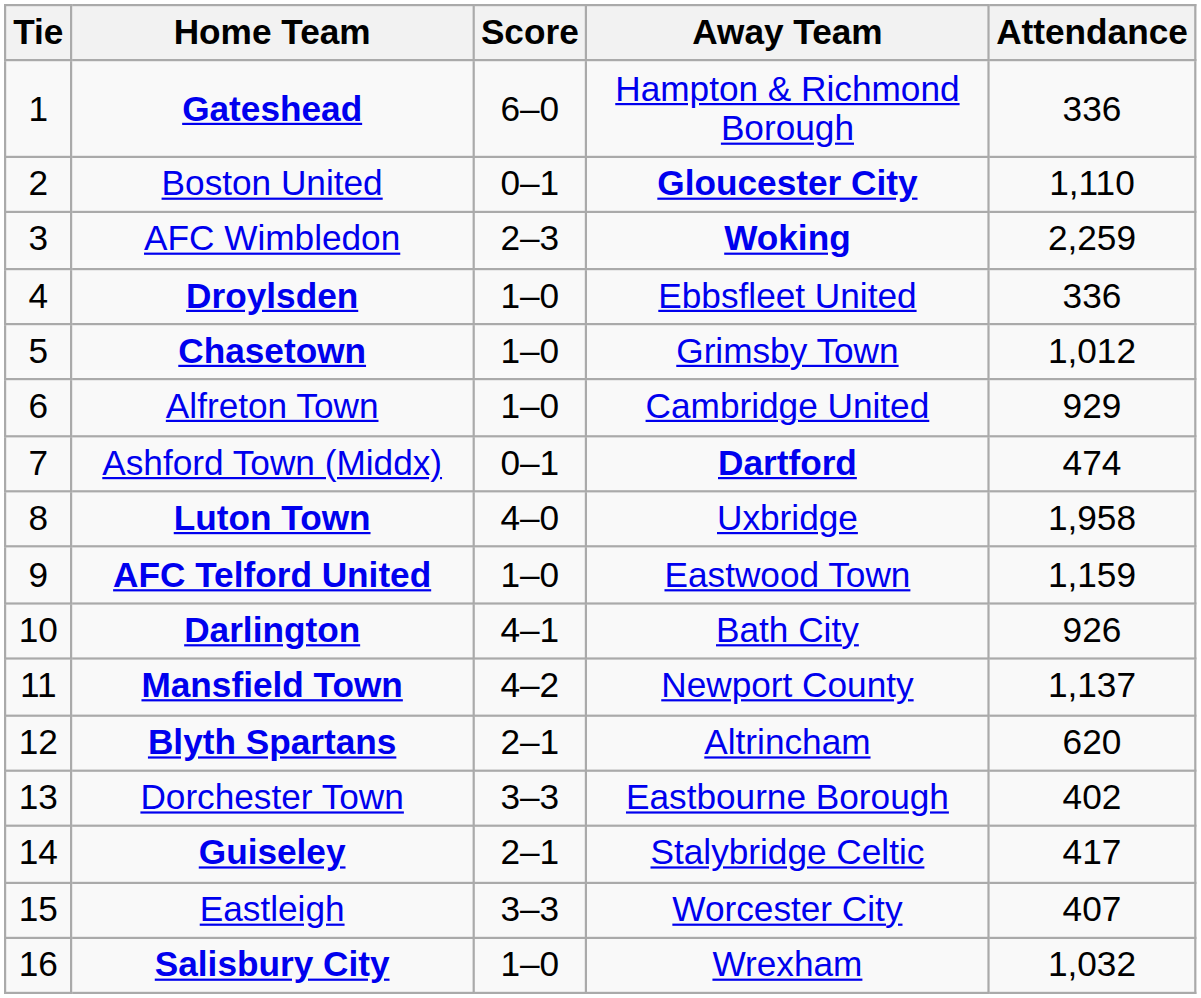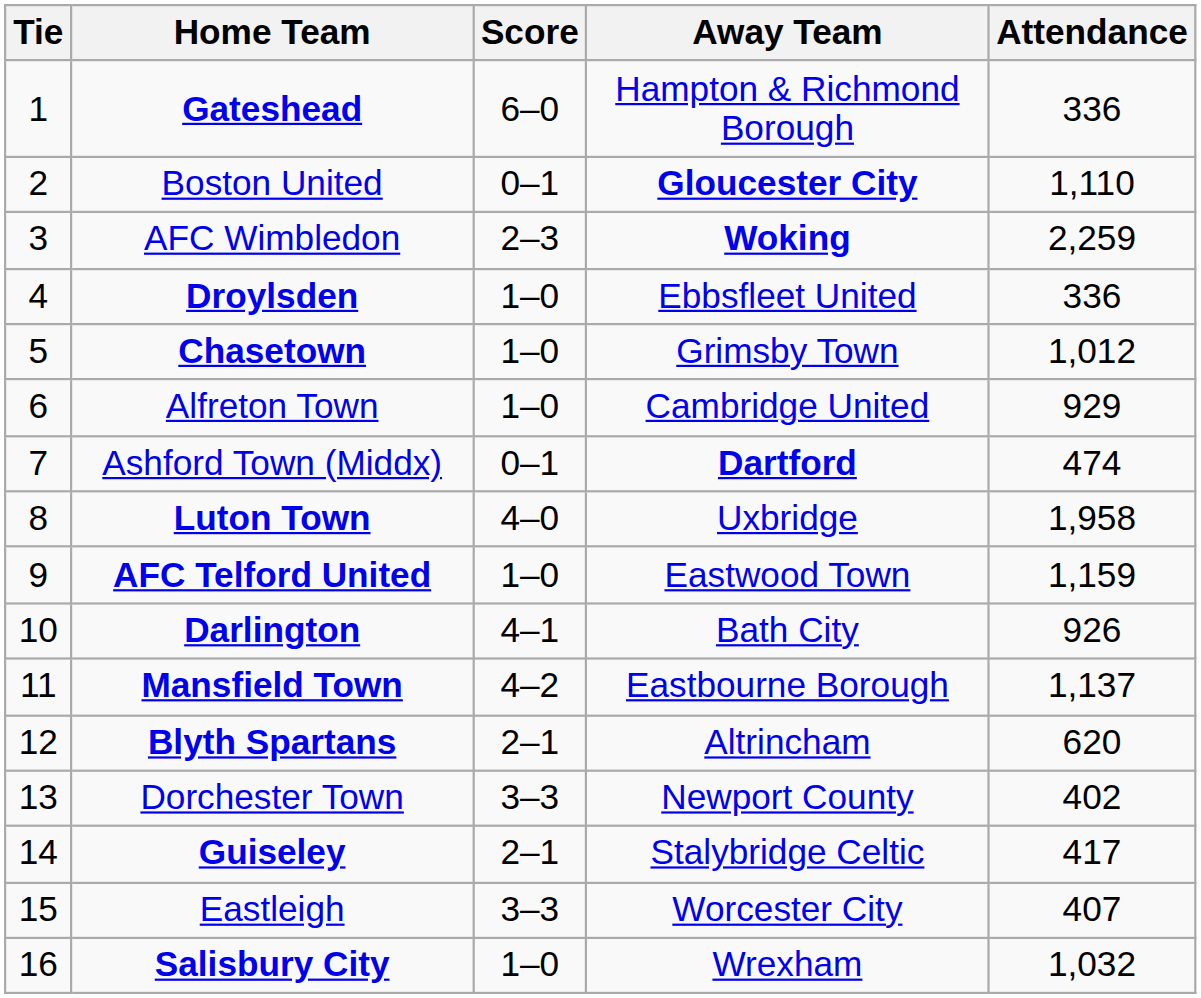(787, 686) Newport County -> (787, 686) Eastbourne Borough
(787, 797) Eastbourne Borough -> (787, 797) Newport County
